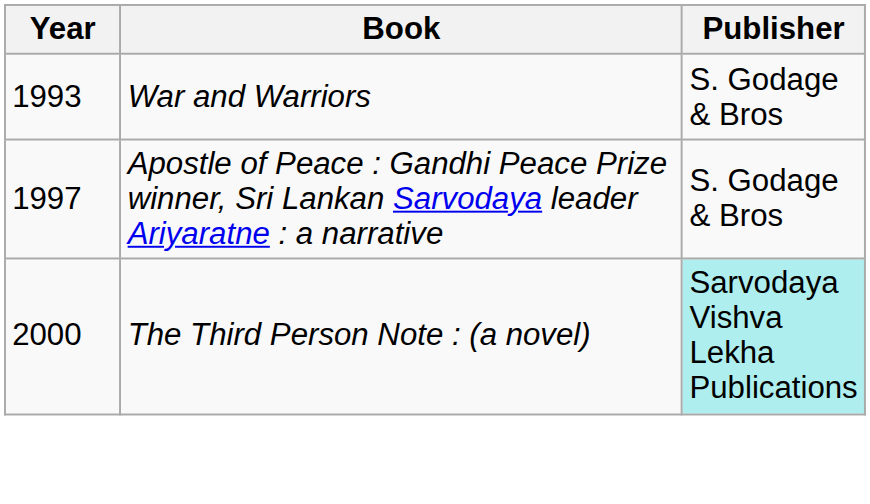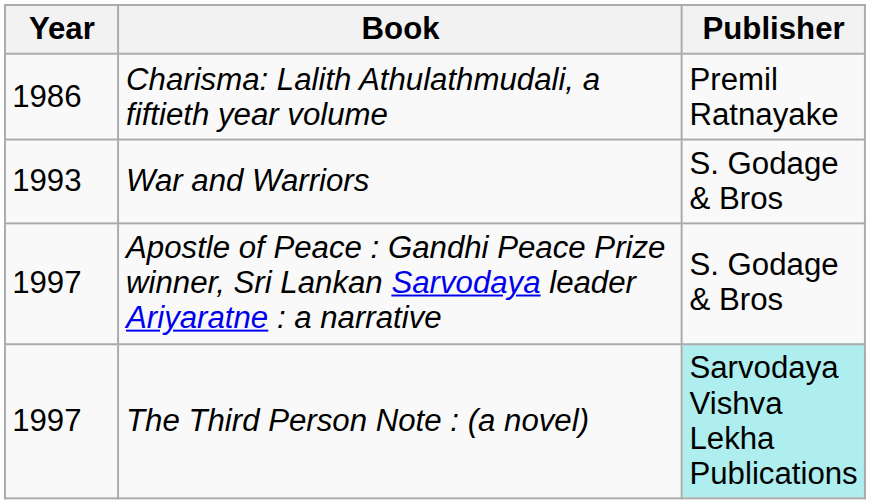+ row: (363, 96)
(47, 335) 2000 -> (47, 420) 1997
